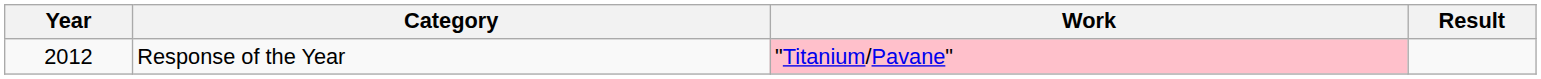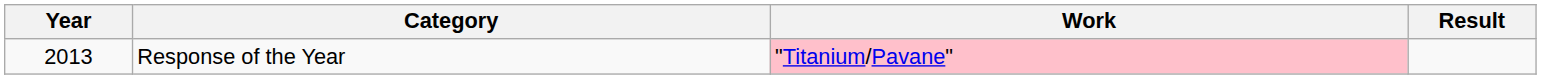(68, 56) 2012 -> (68, 56) 2013
